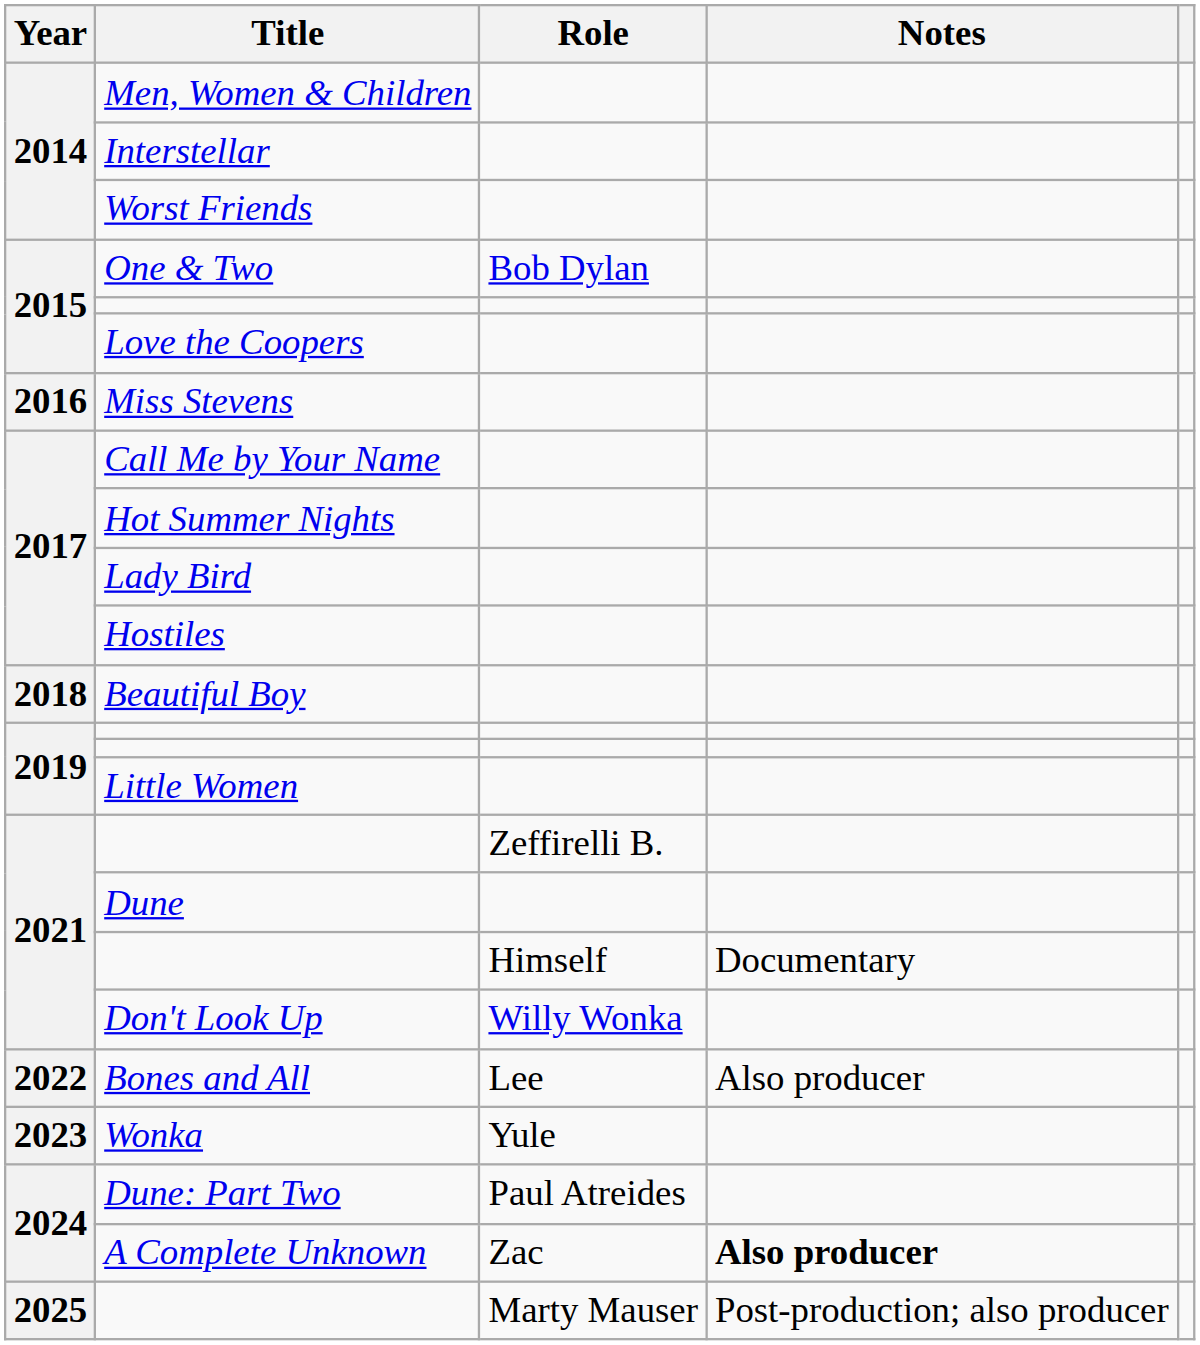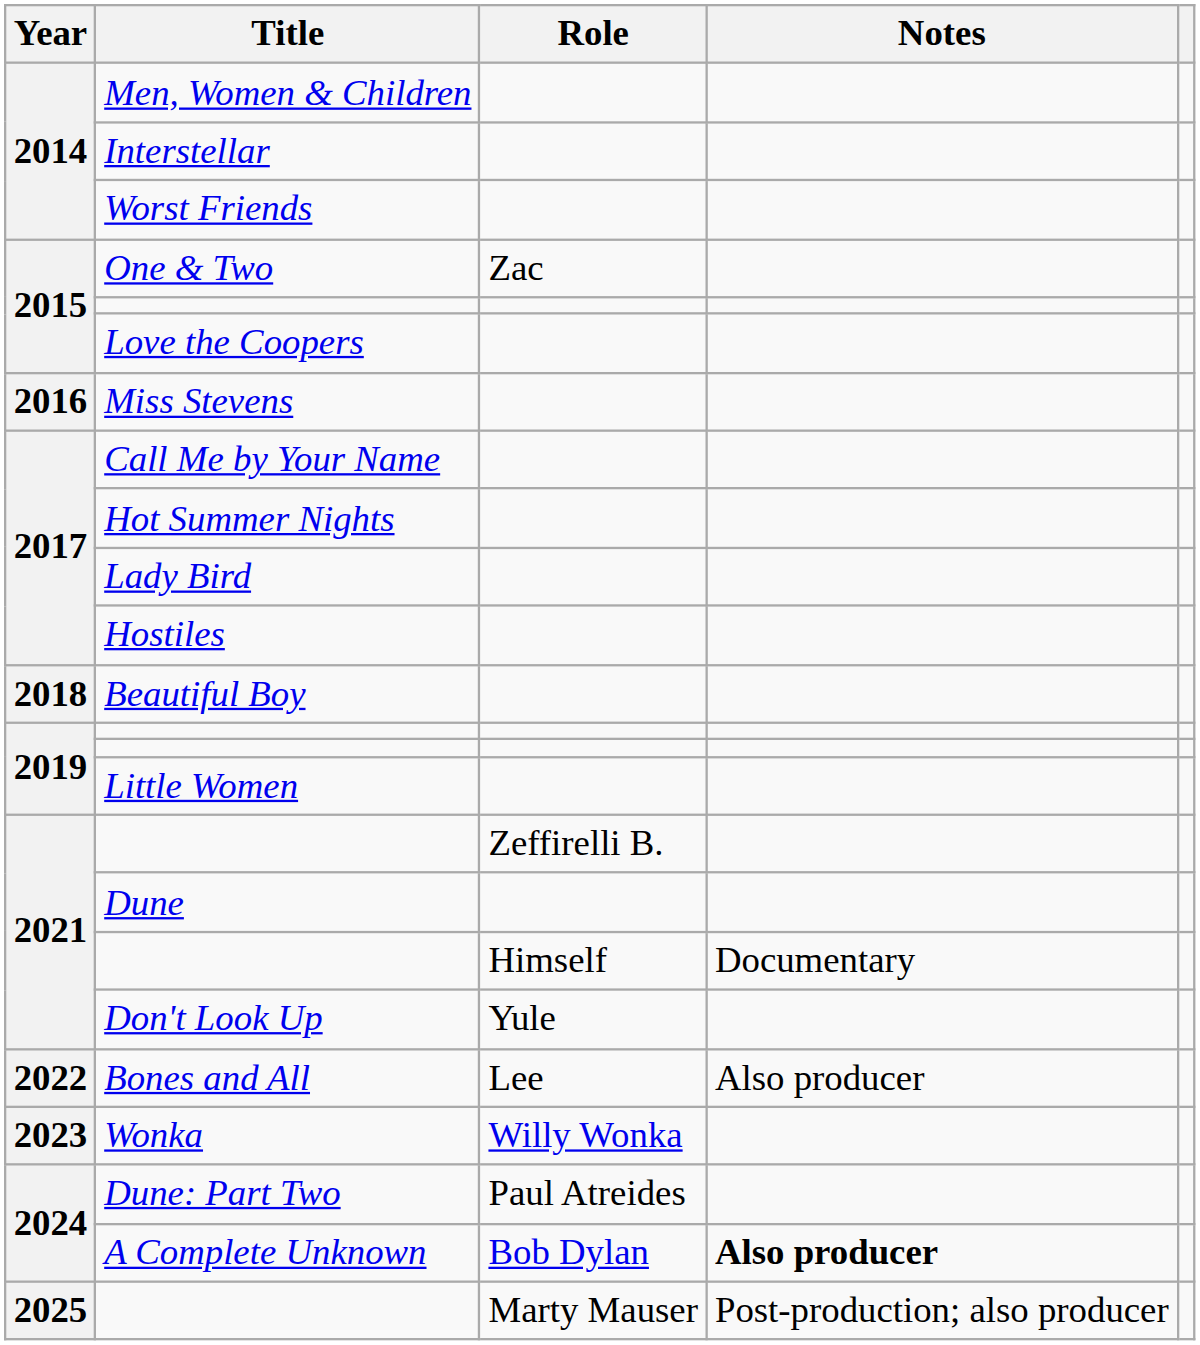(569, 267) Bob Dylan -> (516, 267) Zac
(586, 1018) Willy Wonka -> (522, 1018) Yule
(522, 1135) Yule -> (586, 1135) Willy Wonka
(516, 1251) Zac -> (569, 1251) Bob Dylan
